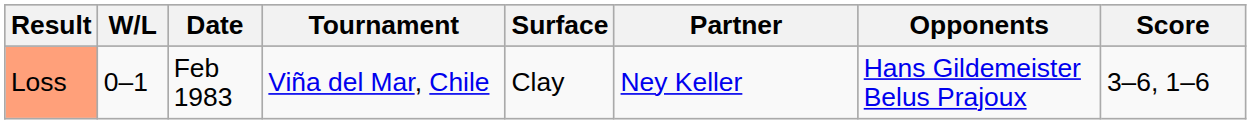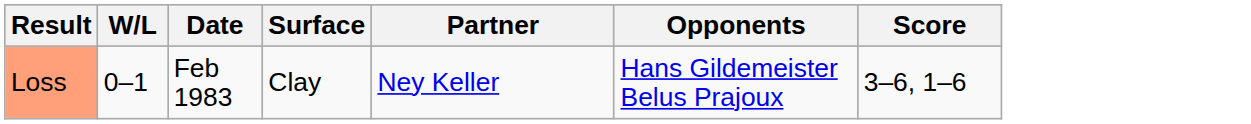- column: (384, 25)
